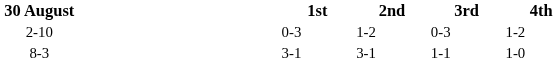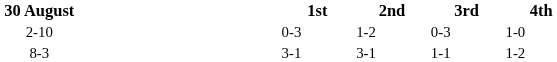(515, 32) 1-2 -> (515, 32) 1-0
(515, 53) 1-0 -> (515, 53) 1-2
